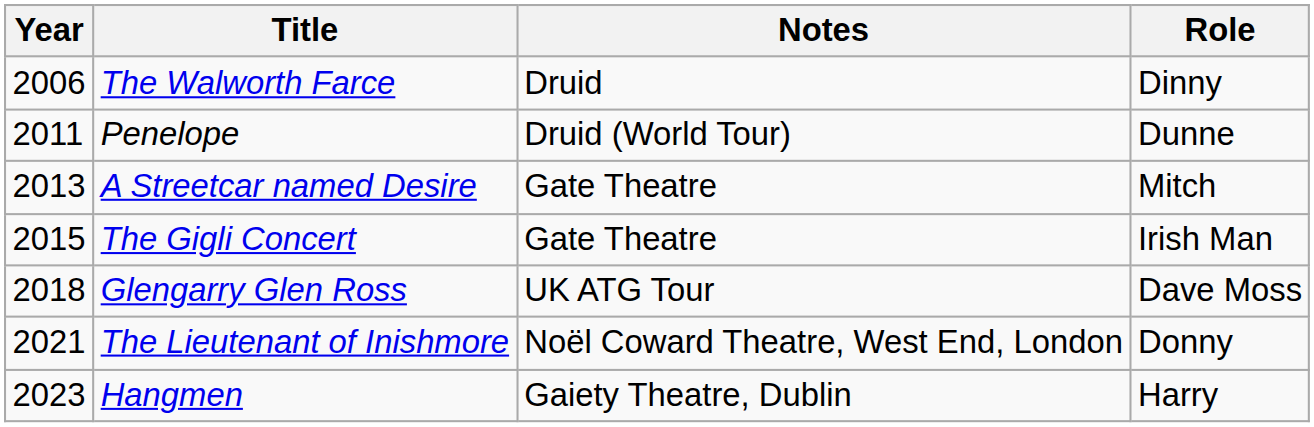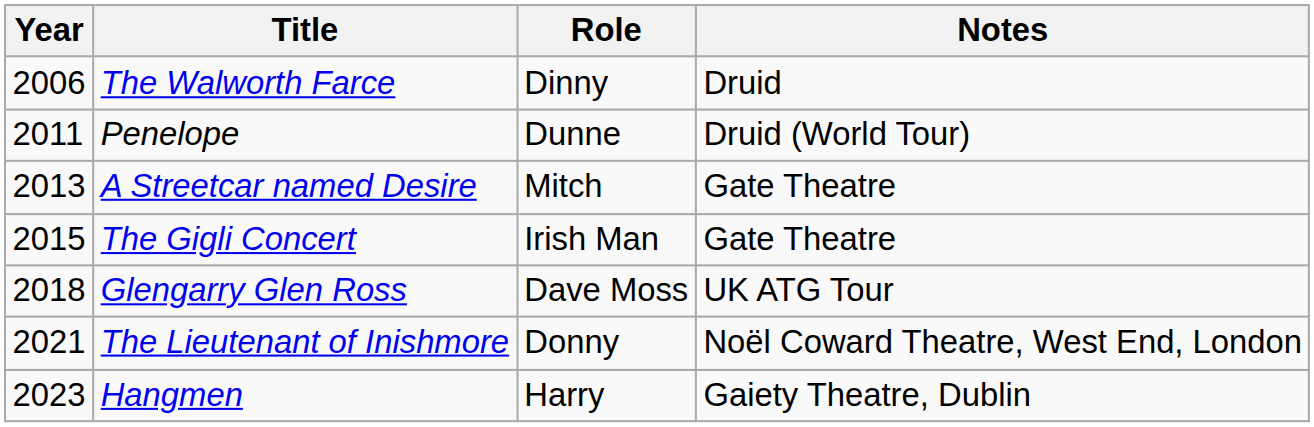columns swapped: (1220, 30) <-> (824, 30)
